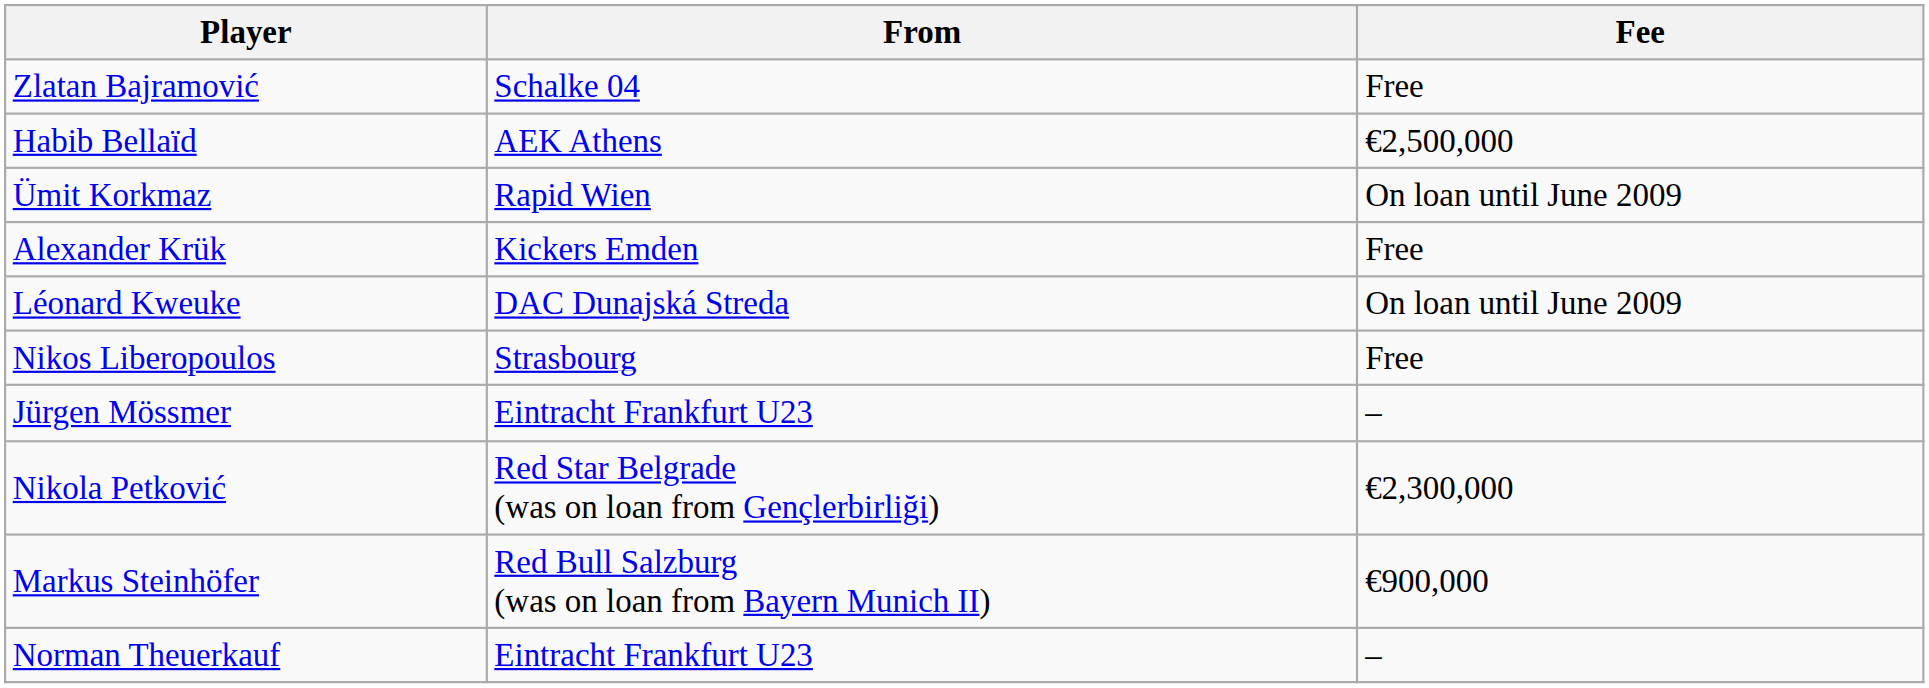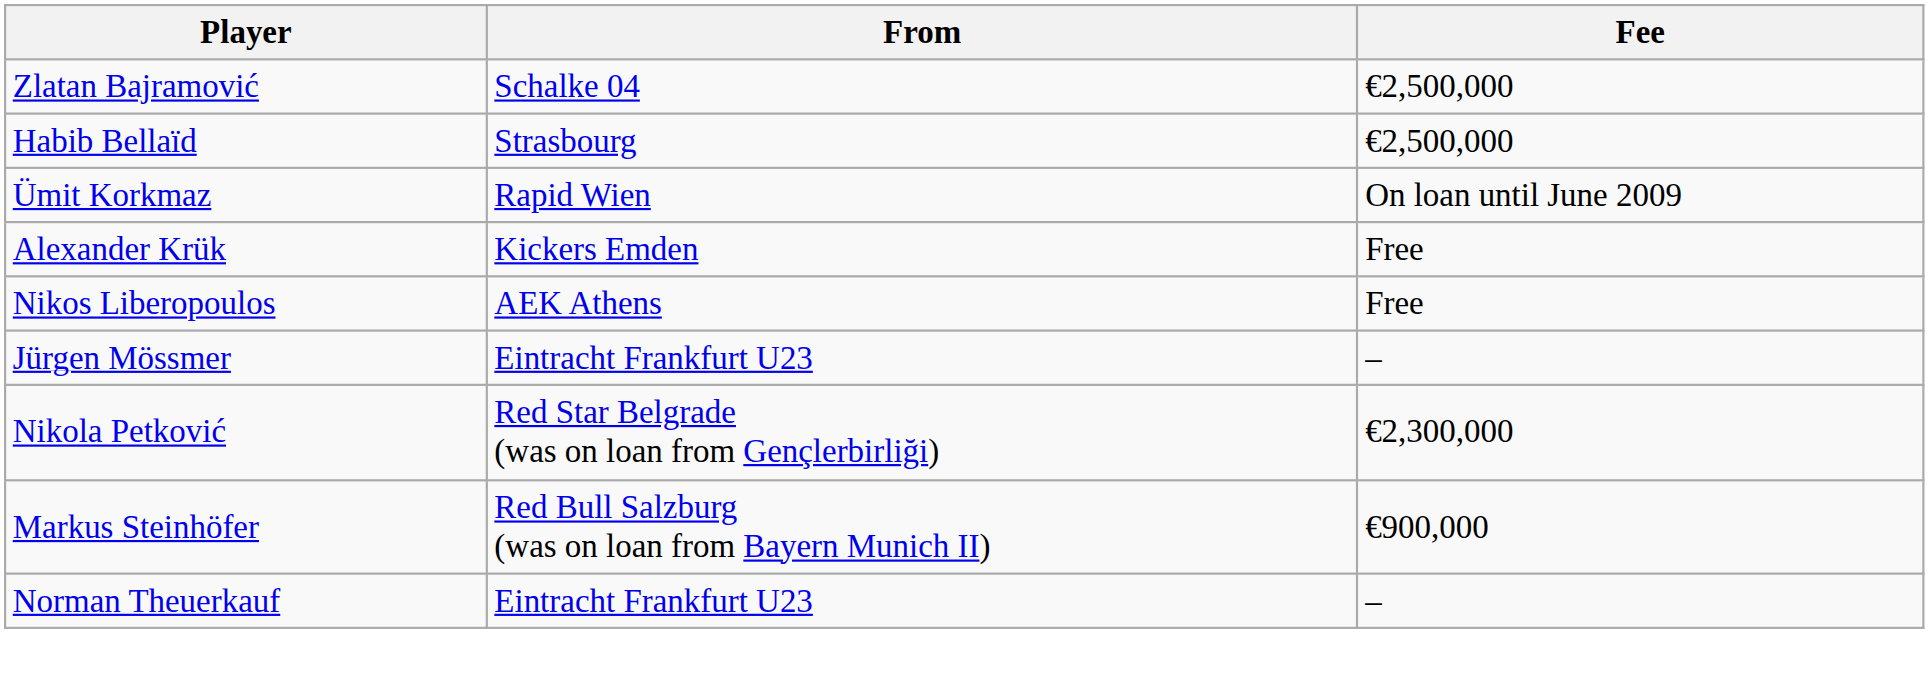(1394, 86) Free -> (1439, 86) €2,500,000
(578, 140) AEK Athens -> (565, 140) Strasbourg
- row: (127, 303)
(565, 358) Strasbourg -> (578, 303) AEK Athens
